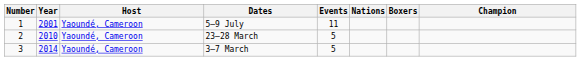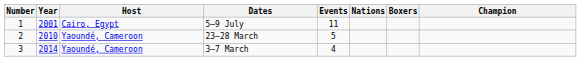(102, 24) Yaoundé, Cameroon -> (90, 24) Cairo, Egypt
(333, 50) 5 -> (333, 50) 4
